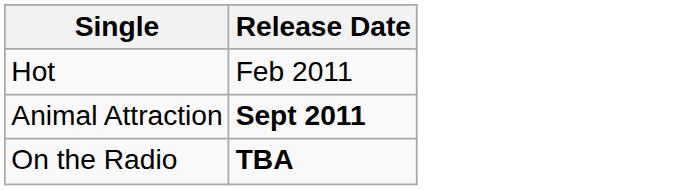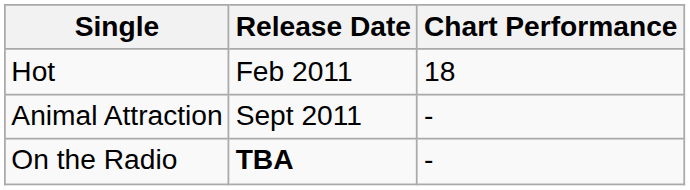+ column: (551, 26)
(301, 116) bold -> (299, 116) normal
